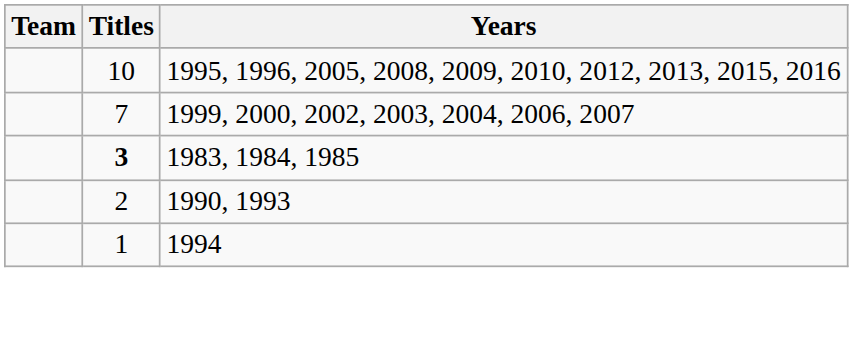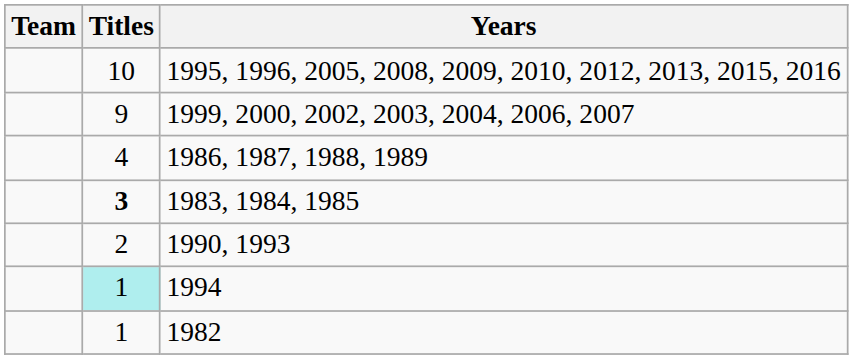(121, 113) 7 -> (121, 113) 9
+ row: (297, 157)
(121, 244) no background -> (121, 288) paleturquoise background
+ row: (194, 331)
